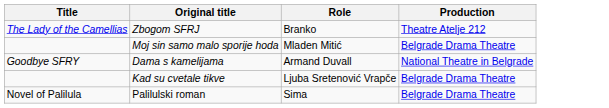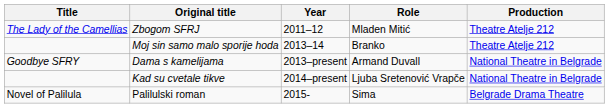+ column: (315, 12)
(300, 29) Branko -> (381, 29) Mladen Mitić
(313, 45) Mladen Mitić -> (368, 45) Branko
(458, 45) Belgrade Drama Theatre -> (512, 45) Theatre Atelje 212
(458, 78) Belgrade Drama Theatre -> (536, 78) National Theatre in Belgrade
